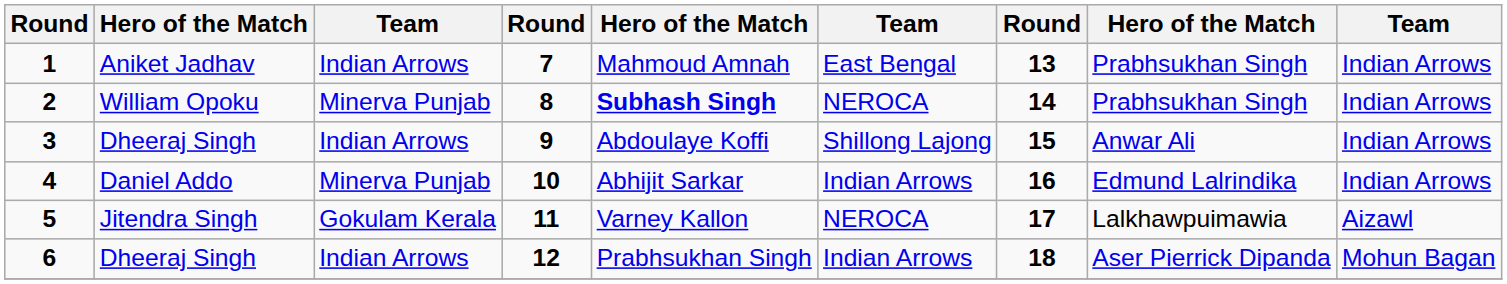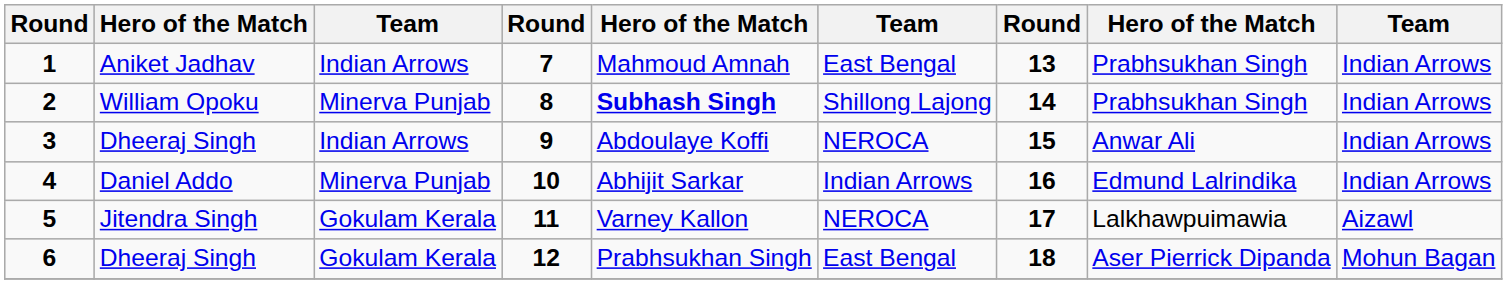(876, 102) NEROCA -> (907, 102) Shillong Lajong
(907, 141) Shillong Lajong -> (876, 141) NEROCA
(394, 258) Indian Arrows -> (408, 258) Gokulam Kerala
(898, 258) Indian Arrows -> (890, 258) East Bengal
